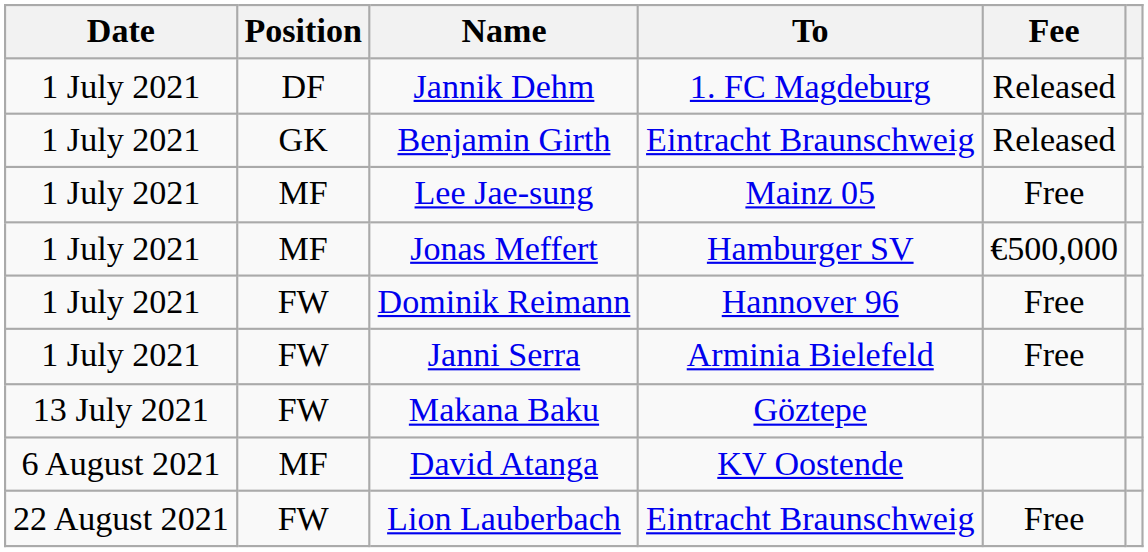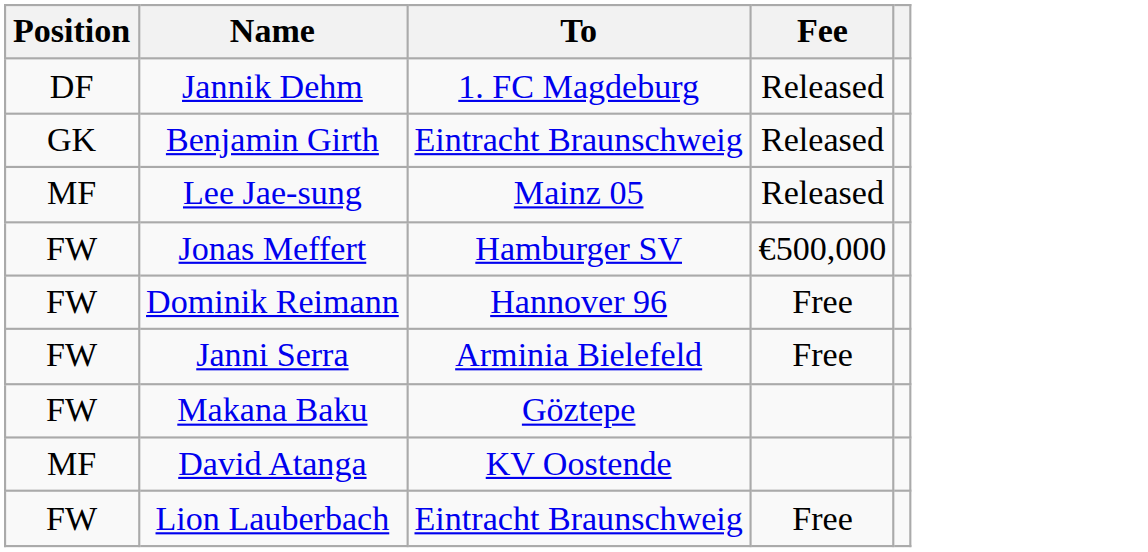- column: (121, 31)
(1054, 193) Free -> (822, 193) Released
(303, 247) MF -> (72, 247) FW
